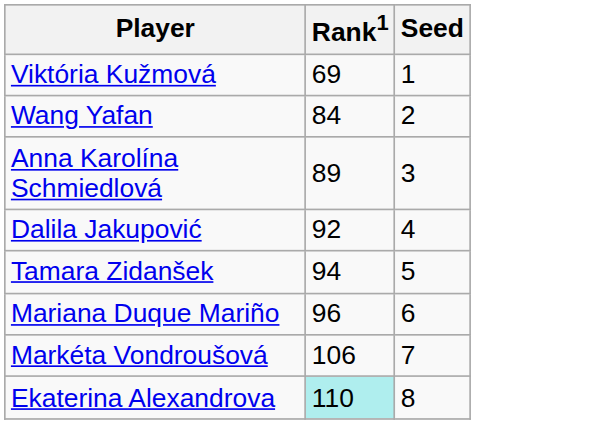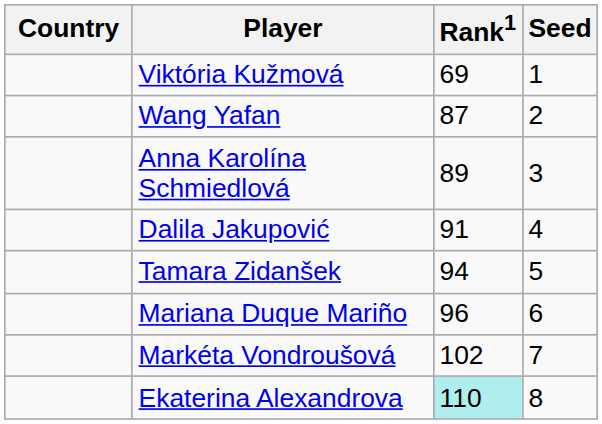+ column: (69, 28)
(327, 116) 84 -> (454, 116) 87
(327, 229) 92 -> (454, 229) 91
(334, 355) 106 -> (462, 355) 102
